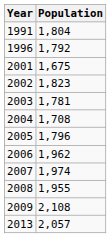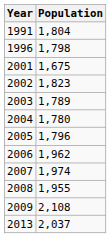(54, 48) 1,792 -> (54, 48) 1,798
(54, 101) 1,781 -> (54, 101) 1,789
(54, 119) 1,708 -> (54, 119) 1,780
(54, 224) 2,057 -> (54, 224) 2,037
